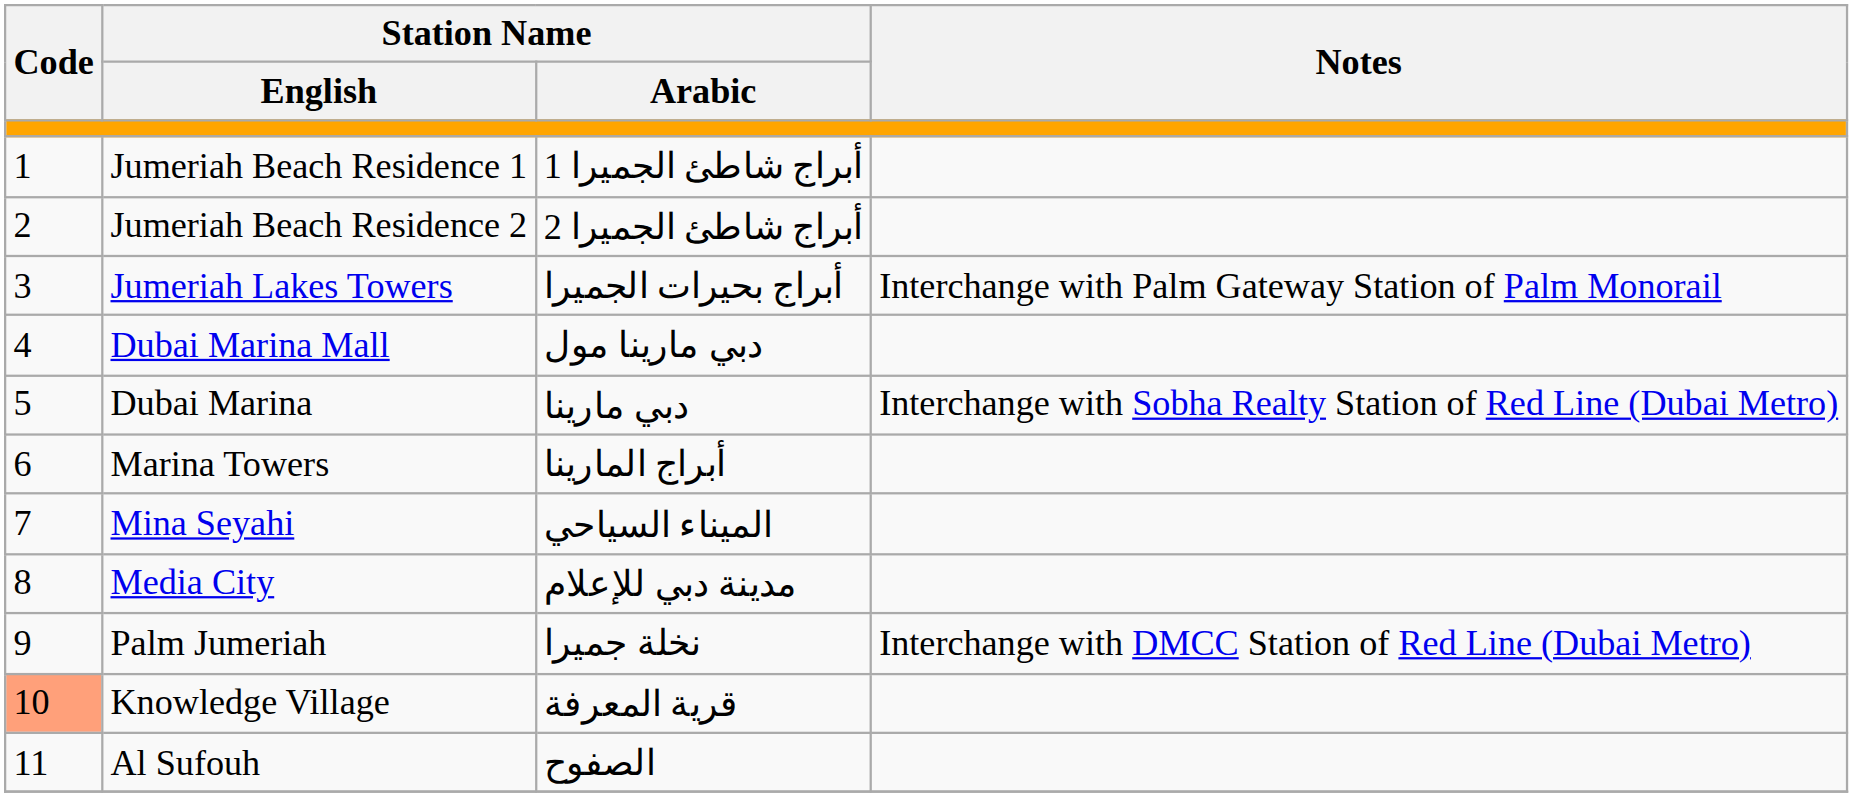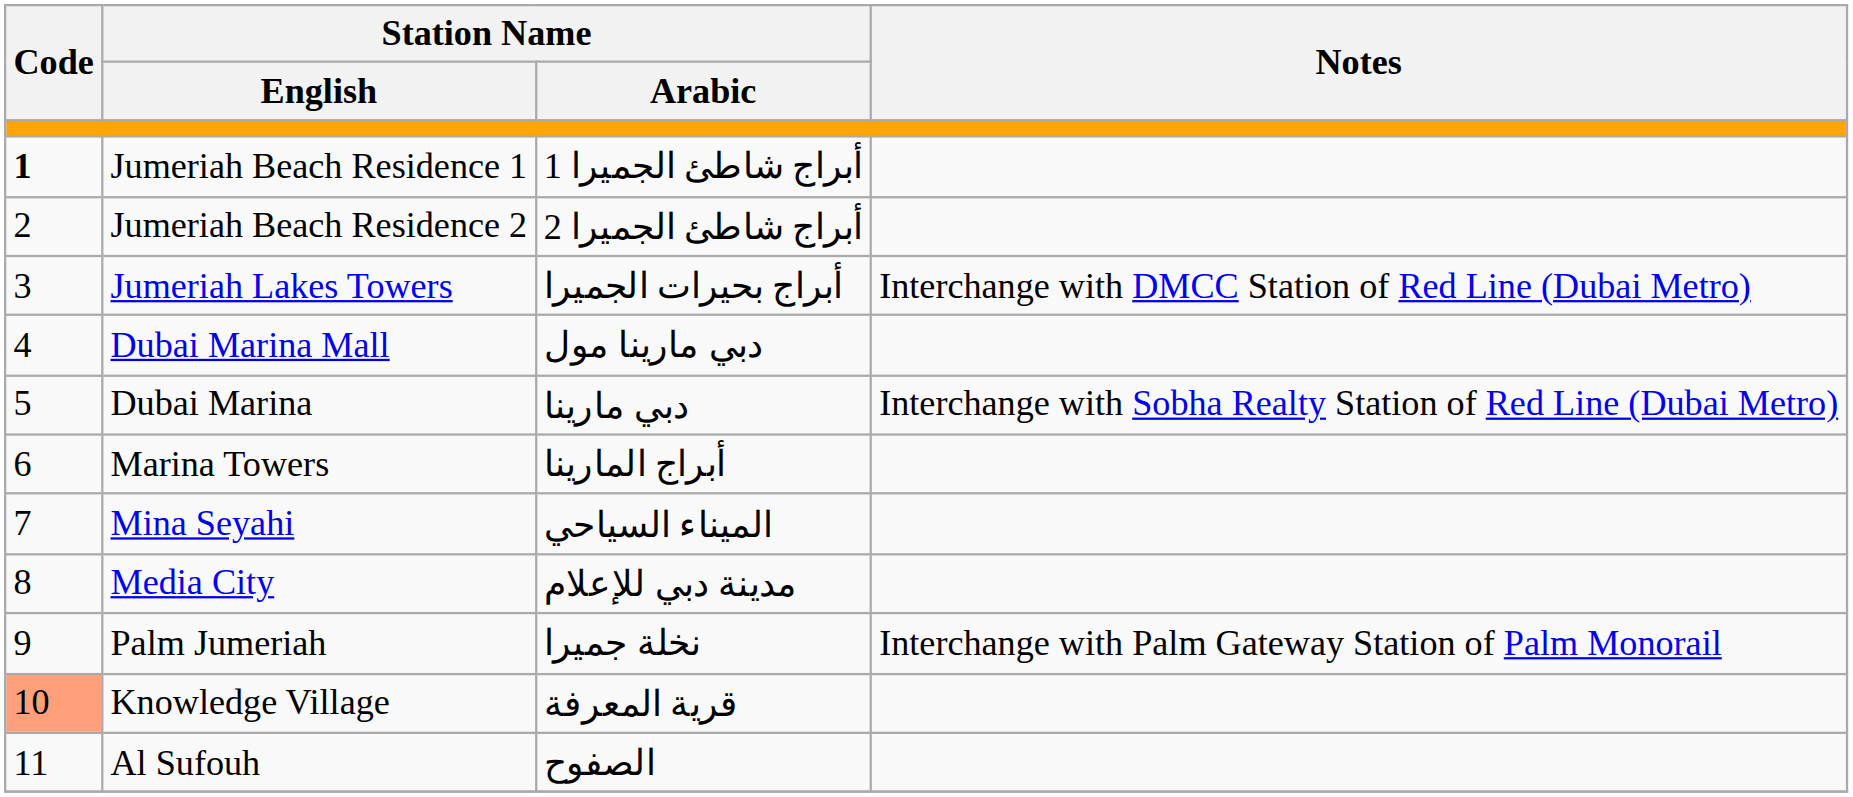(23, 165) normal -> (23, 165) bold
(1300, 284) Interchange with Palm Gateway Station of Palm Monorail -> (1315, 284) Interchange with DMCC Station of Red Line (Dubai Metro)
(1315, 642) Interchange with DMCC Station of Red Line (Dubai Metro) -> (1300, 642) Interchange with Palm Gateway Station of Palm Monorail
